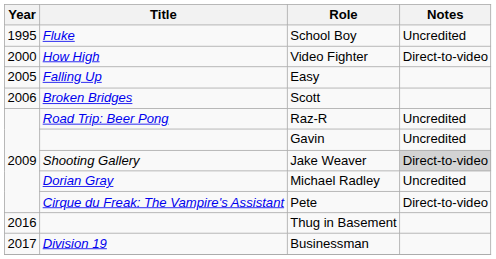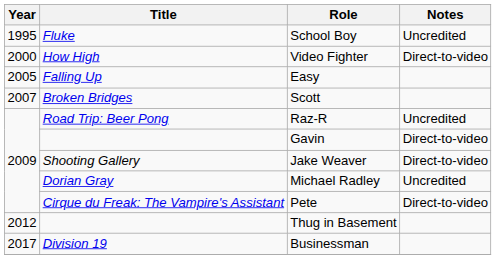(22, 98) 2006 -> (22, 98) 2007
(434, 139) Uncredited -> (445, 139) Direct-to-video
(445, 160) lightgrey background -> (445, 160) no background
(22, 222) 2016 -> (22, 222) 2012
